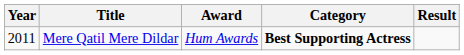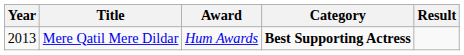(22, 38) 2011 -> (22, 38) 2013
